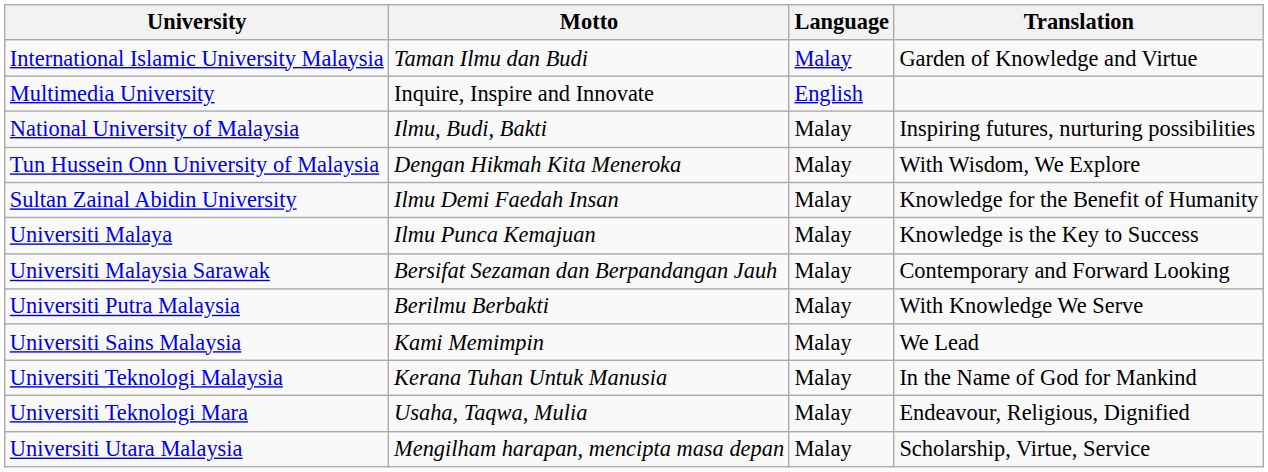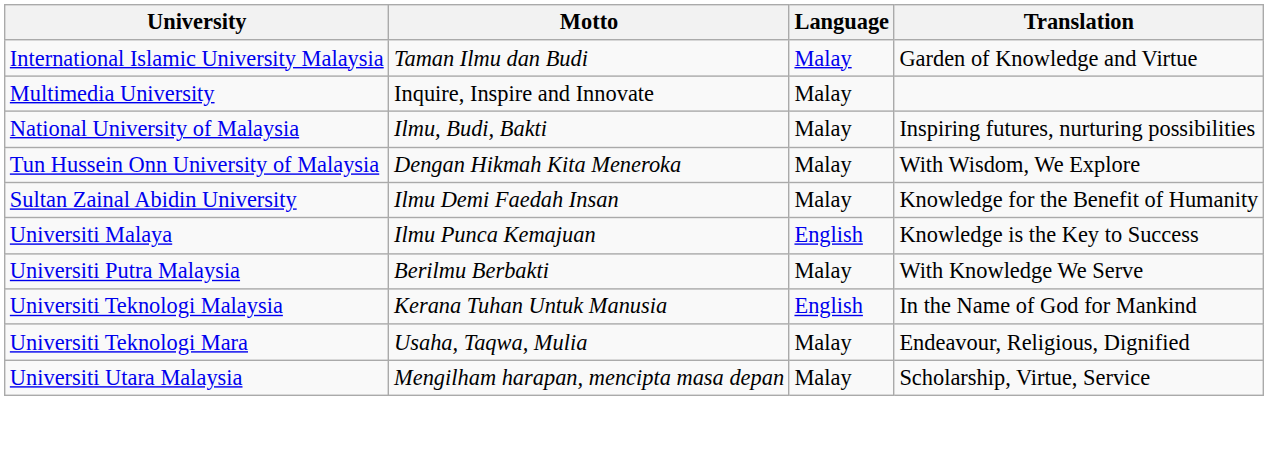(829, 93) English -> (823, 93) Malay
(823, 235) Malay -> (829, 235) English
- row: (140, 270)
- row: (126, 341)
(823, 377) Malay -> (829, 306) English
